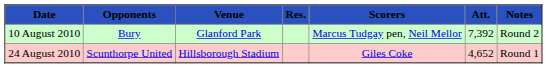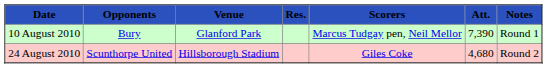(481, 33) 7,392 -> (481, 33) 7,390
(519, 33) Round 2 -> (519, 33) Round 1
(481, 53) 4,652 -> (481, 53) 4,680
(519, 53) Round 1 -> (519, 53) Round 2
